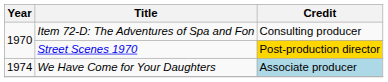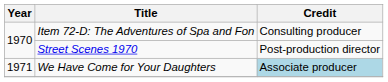(320, 49) gold background -> (320, 49) no background
(20, 67) 1974 -> (20, 67) 1971
